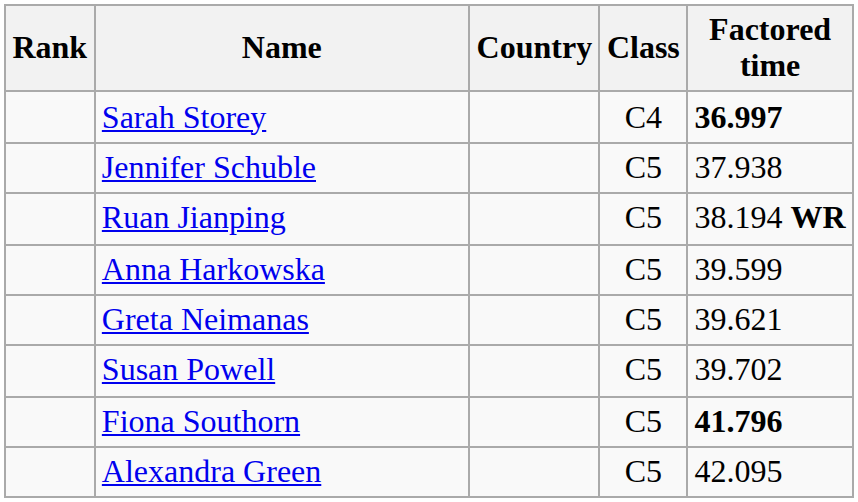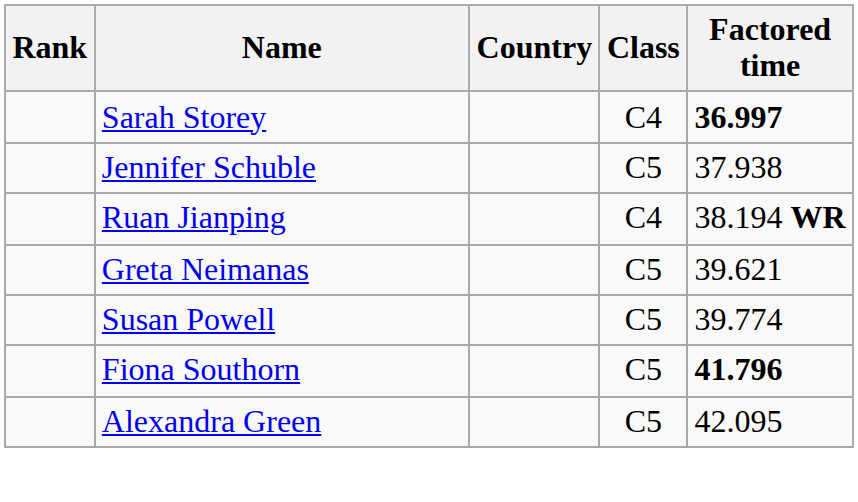(643, 218) C5 -> (643, 218) C4
- row: (213, 268)
(739, 370) 39.702 -> (739, 319) 39.774
